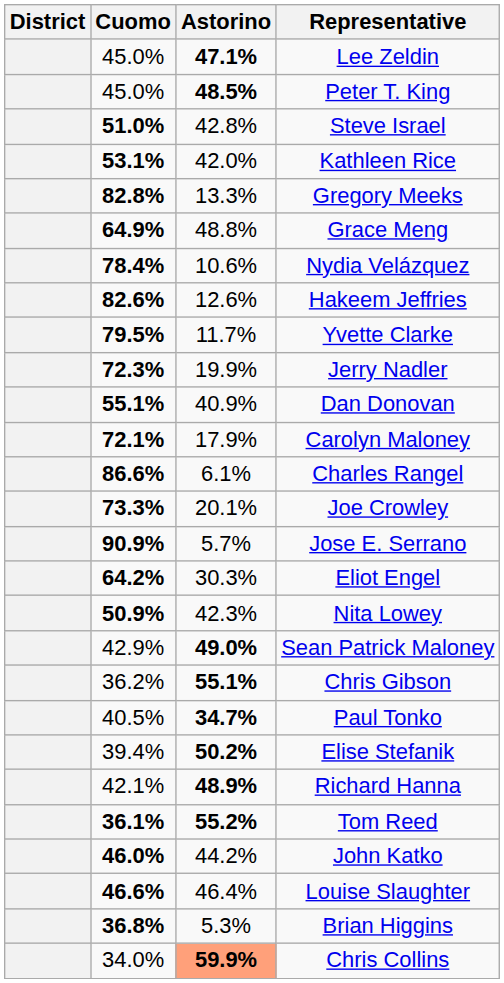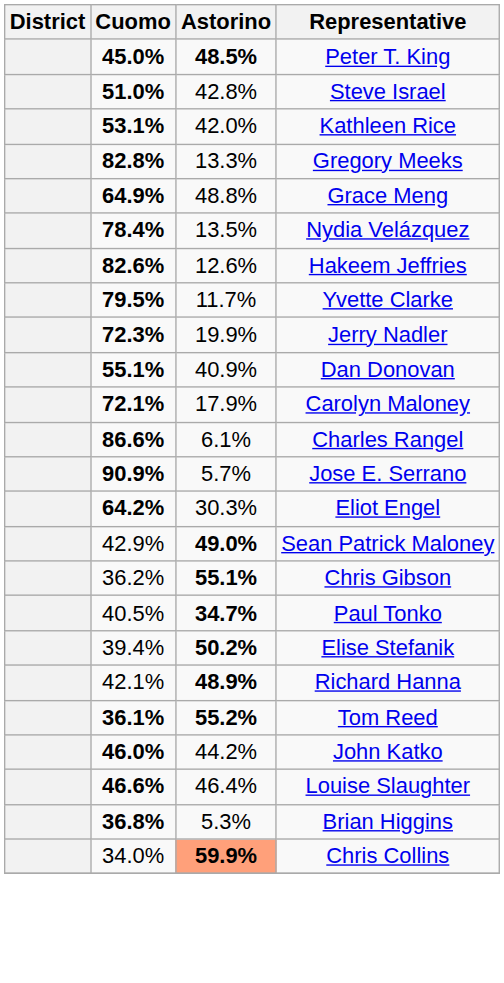- row: (388, 56)
(133, 91) normal -> (133, 56) bold
(226, 265) 10.6% -> (226, 230) 13.5%
- row: (388, 508)
- row: (388, 612)
